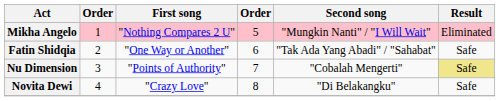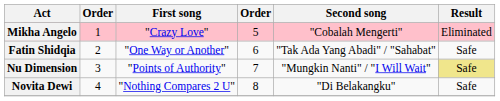(177, 31) "Nothing Compares 2 U" -> (177, 31) "Crazy Love"
(356, 31) "Mungkin Nanti" / "I Will Wait" -> (356, 31) "Cobalah Mengerti"
(356, 68) "Cobalah Mengerti" -> (356, 68) "Mungkin Nanti" / "I Will Wait"
(177, 86) "Crazy Love" -> (177, 86) "Nothing Compares 2 U"
